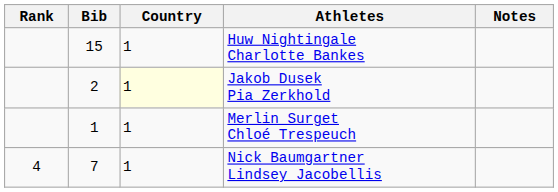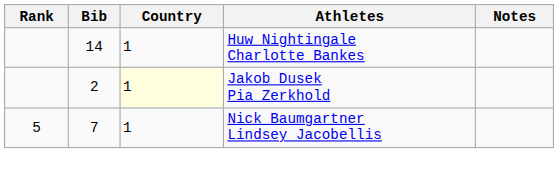(94, 48) 15 -> (94, 48) 14
- row: (292, 127)
(37, 167) 4 -> (37, 127) 5
